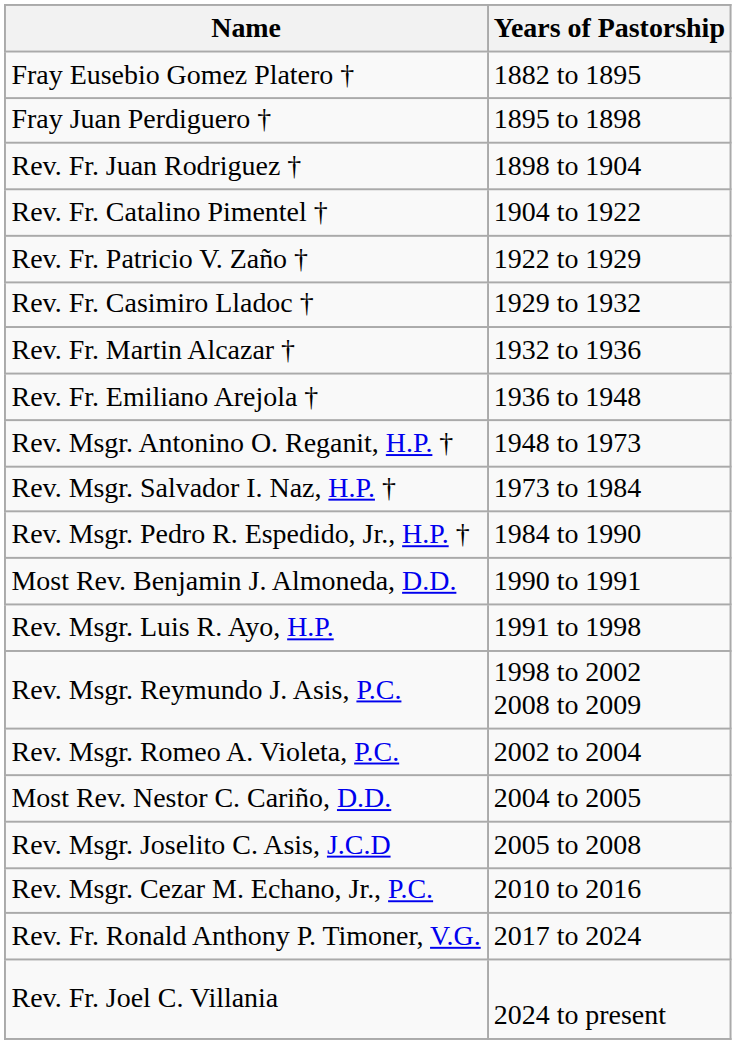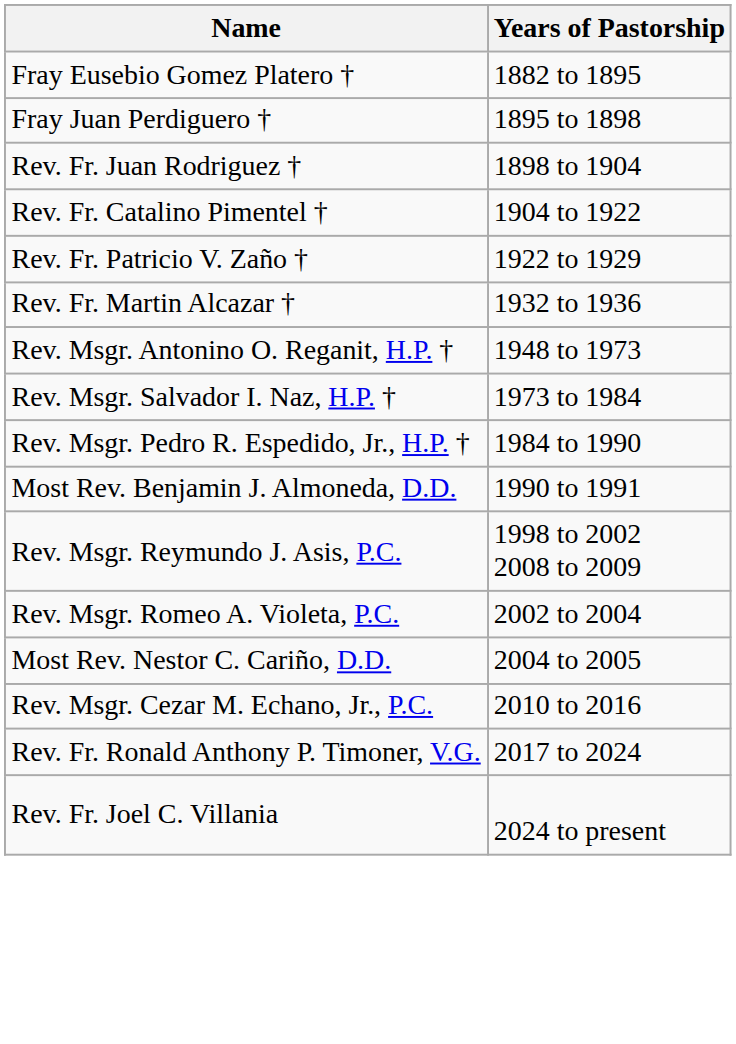- row: (163, 304)
- row: (165, 396)
- row: (173, 626)
- row: (201, 844)
